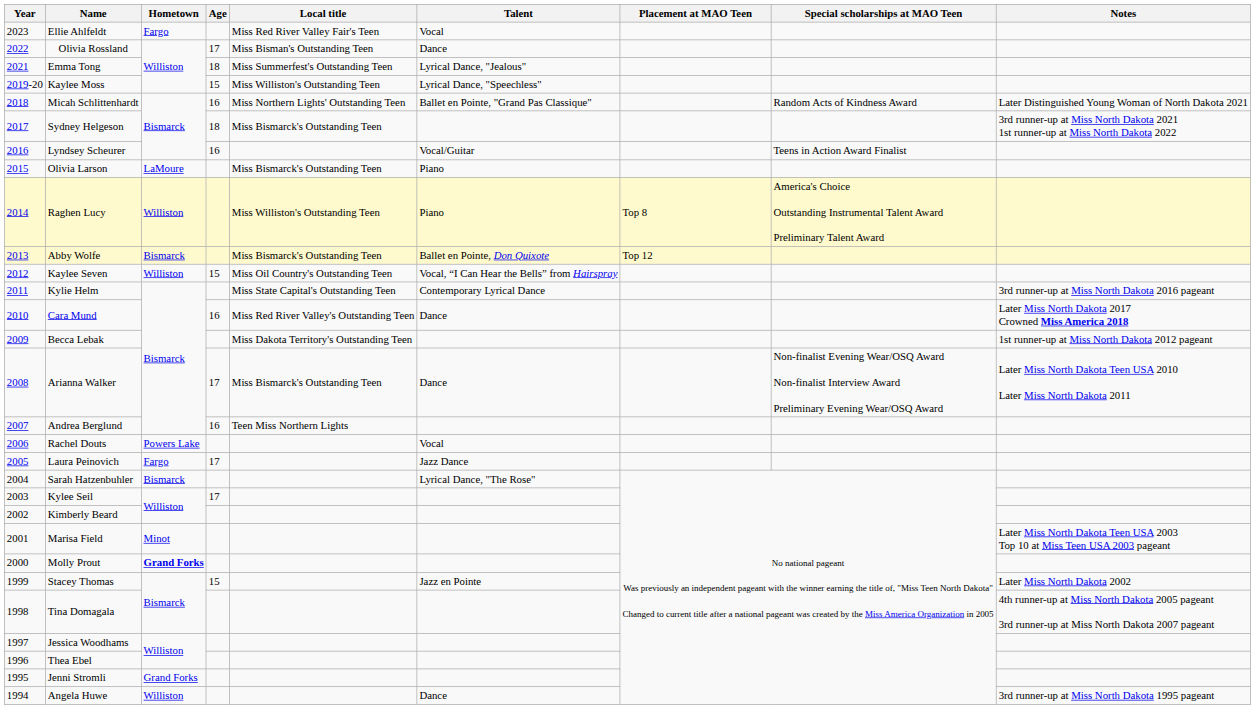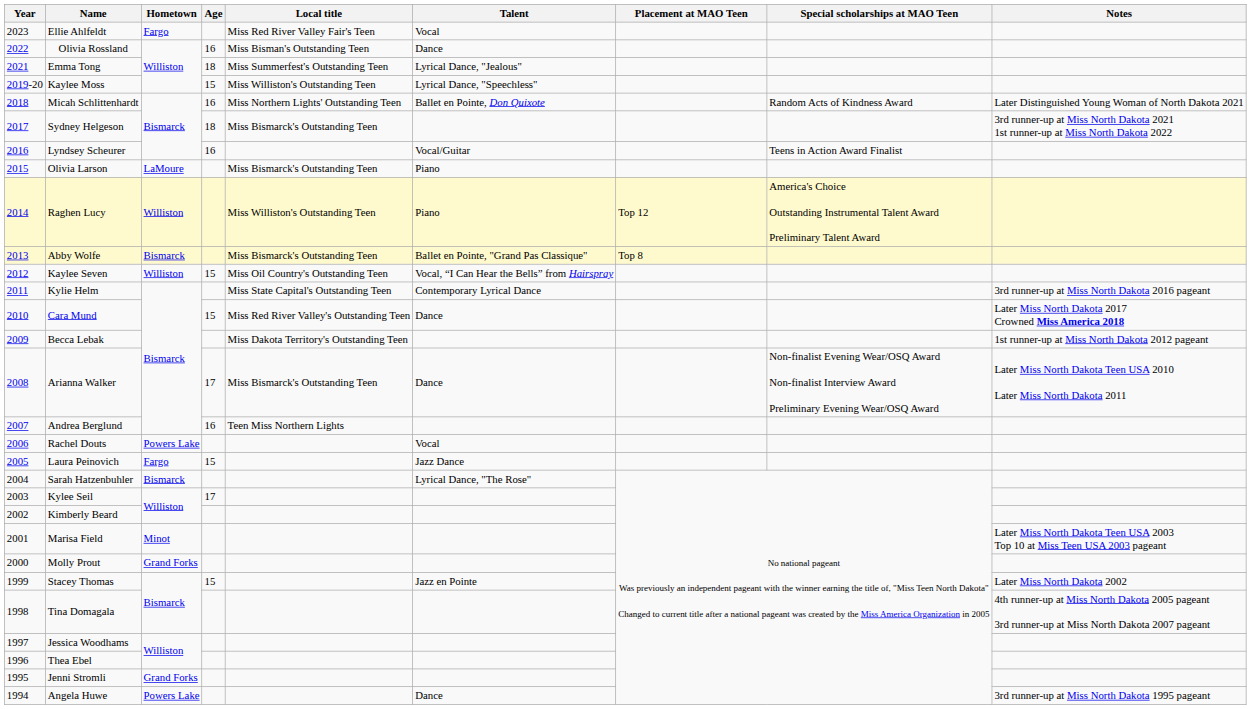(214, 49) 17 -> (210, 49) 16
(506, 102) Ballet en Pointe, "Grand Pas Classique" -> (480, 102) Ballet en Pointe, Don Quixote
(635, 212) Top 8 -> (633, 212) Top 12
(484, 255) Ballet en Pointe, Don Quixote -> (501, 255) Ballet en Pointe, "Grand Pas Classique"
(638, 255) Top 12 -> (631, 255) Top 8
(214, 315) 16 -> (210, 315) 15
(214, 461) 17 -> (210, 461) 15
(174, 563) bold -> (171, 563) normal
(163, 695) Williston -> (172, 695) Powers Lake
